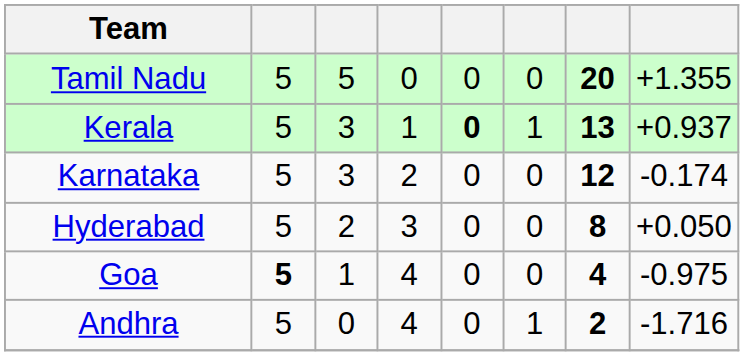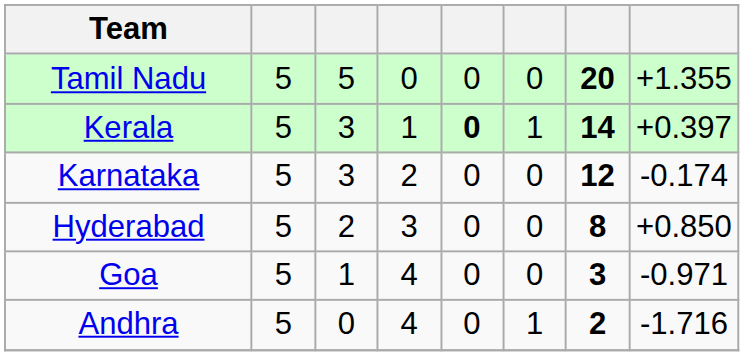(598, 127) 13 -> (598, 127) 14
(684, 127) +0.937 -> (684, 127) +0.397
(684, 226) +0.050 -> (684, 226) +0.850
(283, 275) bold -> (283, 275) normal
(598, 275) 4 -> (598, 275) 3
(684, 275) -0.975 -> (684, 275) -0.971
